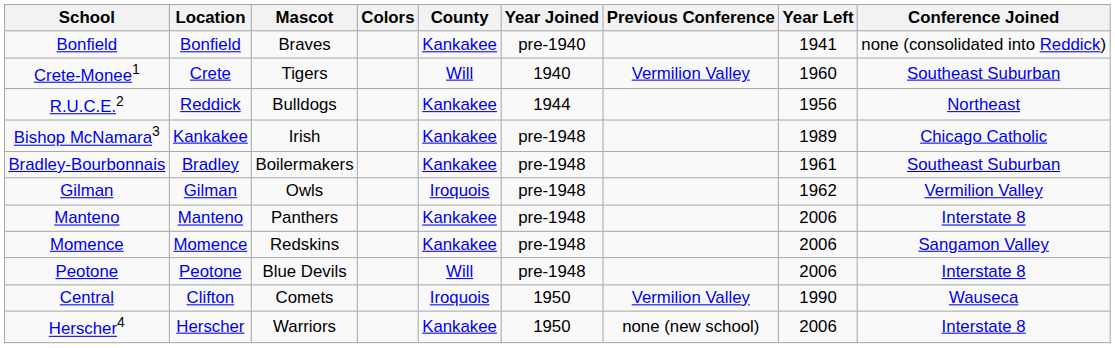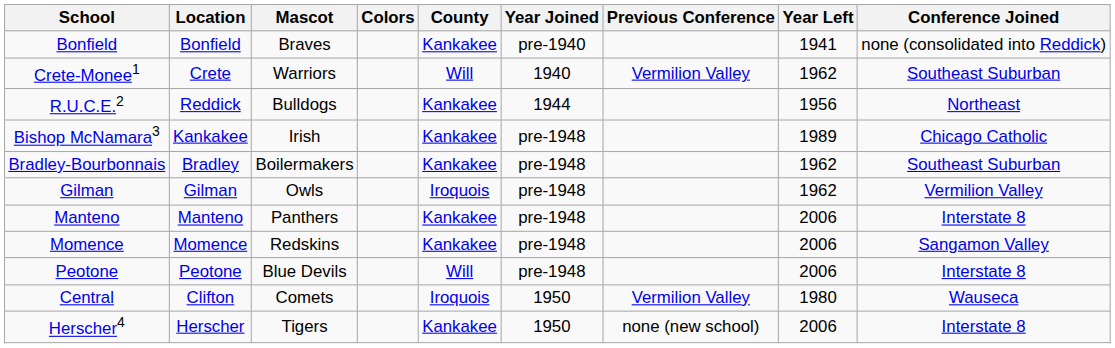(305, 73) Tigers -> (305, 73) Warriors
(818, 73) 1960 -> (818, 73) 1962
(818, 164) 1961 -> (818, 164) 1962
(818, 297) 1990 -> (818, 297) 1980
(305, 326) Warriors -> (305, 326) Tigers
